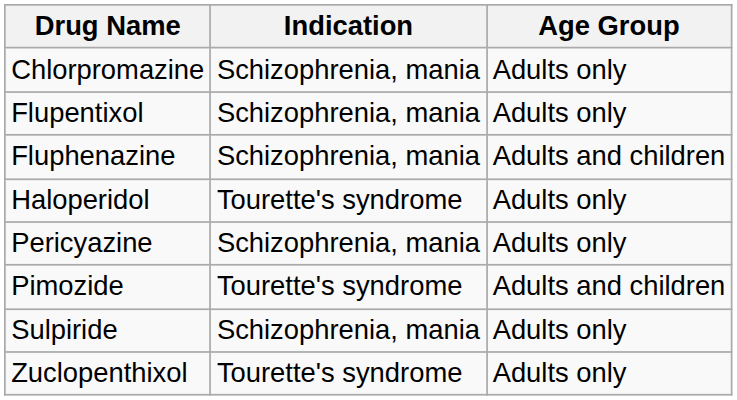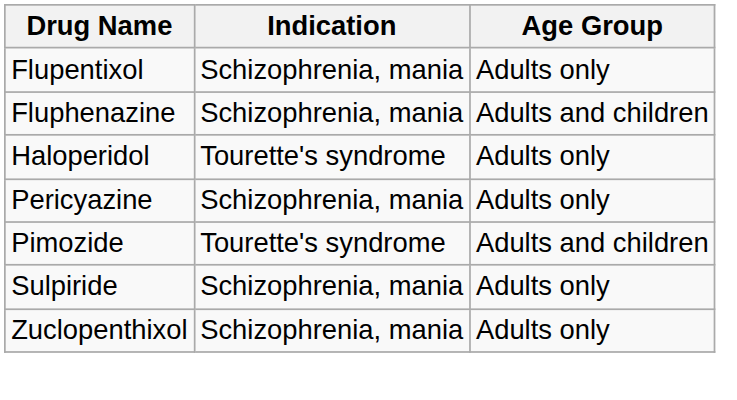- row: (108, 69)
(340, 373) Tourette's syndrome -> (332, 329) Schizophrenia, mania
